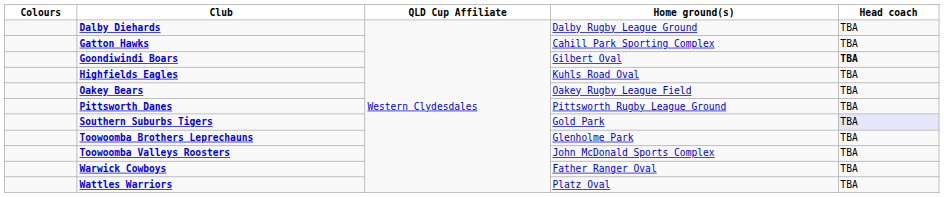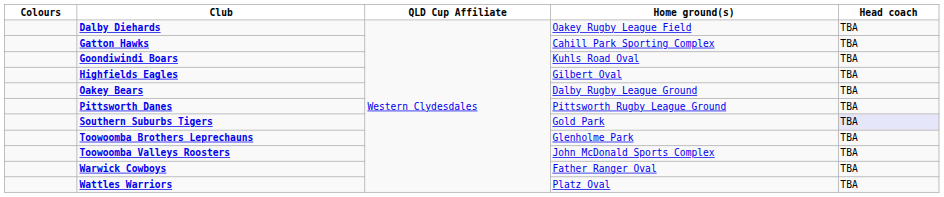(625, 28) Dalby Rugby League Ground -> (622, 28) Oakey Rugby League Field
(587, 59) Gilbert Oval -> (596, 59) Kuhls Road Oval
(849, 59) bold -> (849, 59) normal
(596, 75) Kuhls Road Oval -> (587, 75) Gilbert Oval
(622, 91) Oakey Rugby League Field -> (625, 91) Dalby Rugby League Ground
